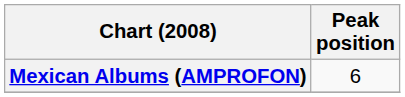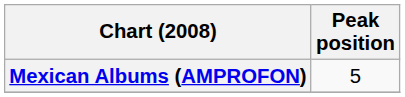(356, 75) 6 -> (356, 75) 5
